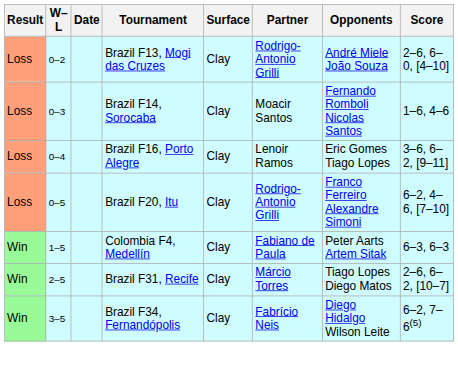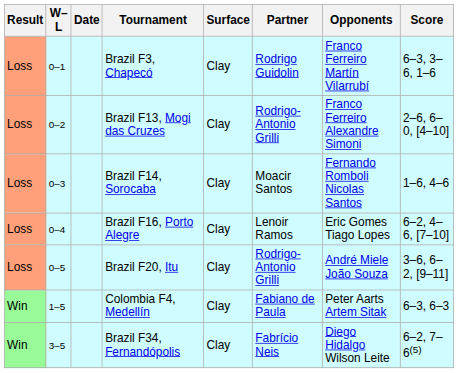+ row: (130, 65)
(357, 59) André Miele João Souza -> (352, 124) Franco Ferreiro Alexandre Simoni
(426, 156) 3–6, 6–2, [9–11] -> (426, 228) 6–2, 4–6, [7–10]
(352, 202) Franco Ferreiro Alexandre Simoni -> (357, 267) André Miele João Souza
(426, 202) 6–2, 4–6, [7–10] -> (426, 267) 3–6, 6–2, [9–11]
- row: (152, 279)
